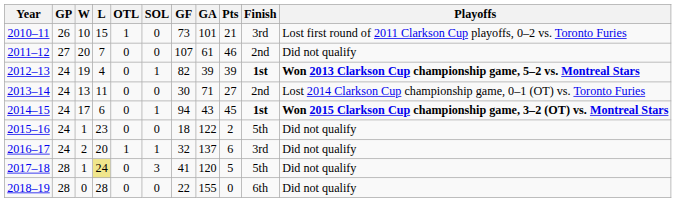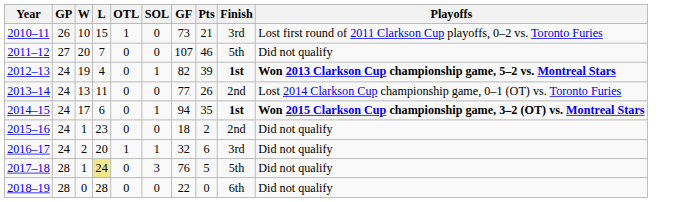- column: (208, 14)
(260, 52) 2nd -> (236, 52) 5th
(184, 91) 30 -> (184, 91) 77
(230, 91) 27 -> (207, 91) 26
(230, 110) 45 -> (207, 110) 35
(260, 129) 5th -> (236, 129) 2nd
(184, 168) 41 -> (184, 168) 76
